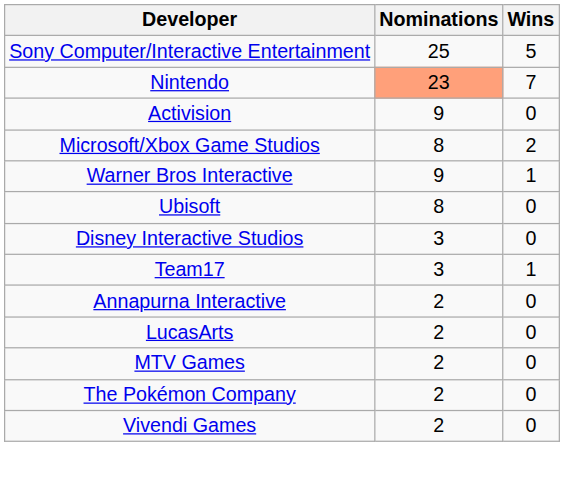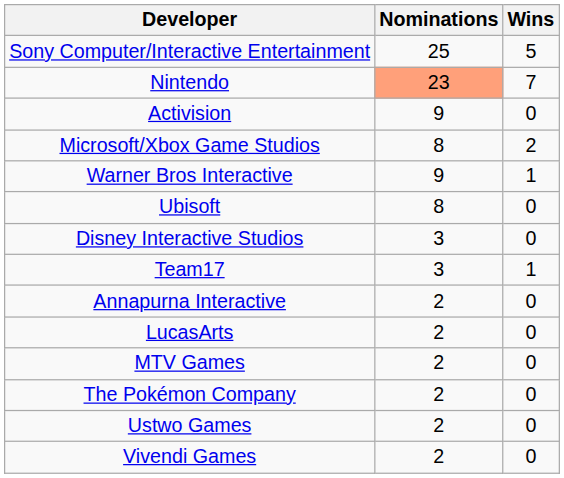+ row: (190, 425)
